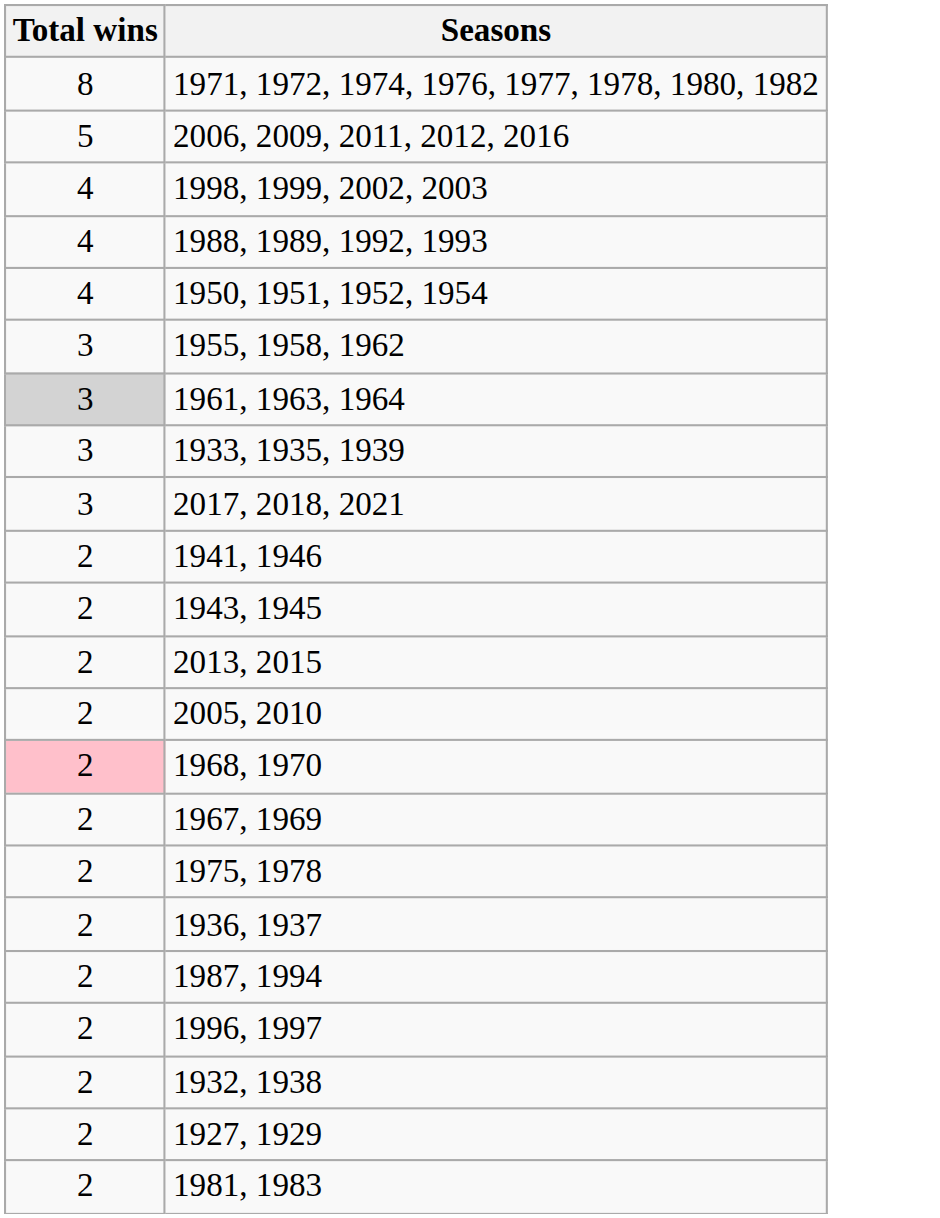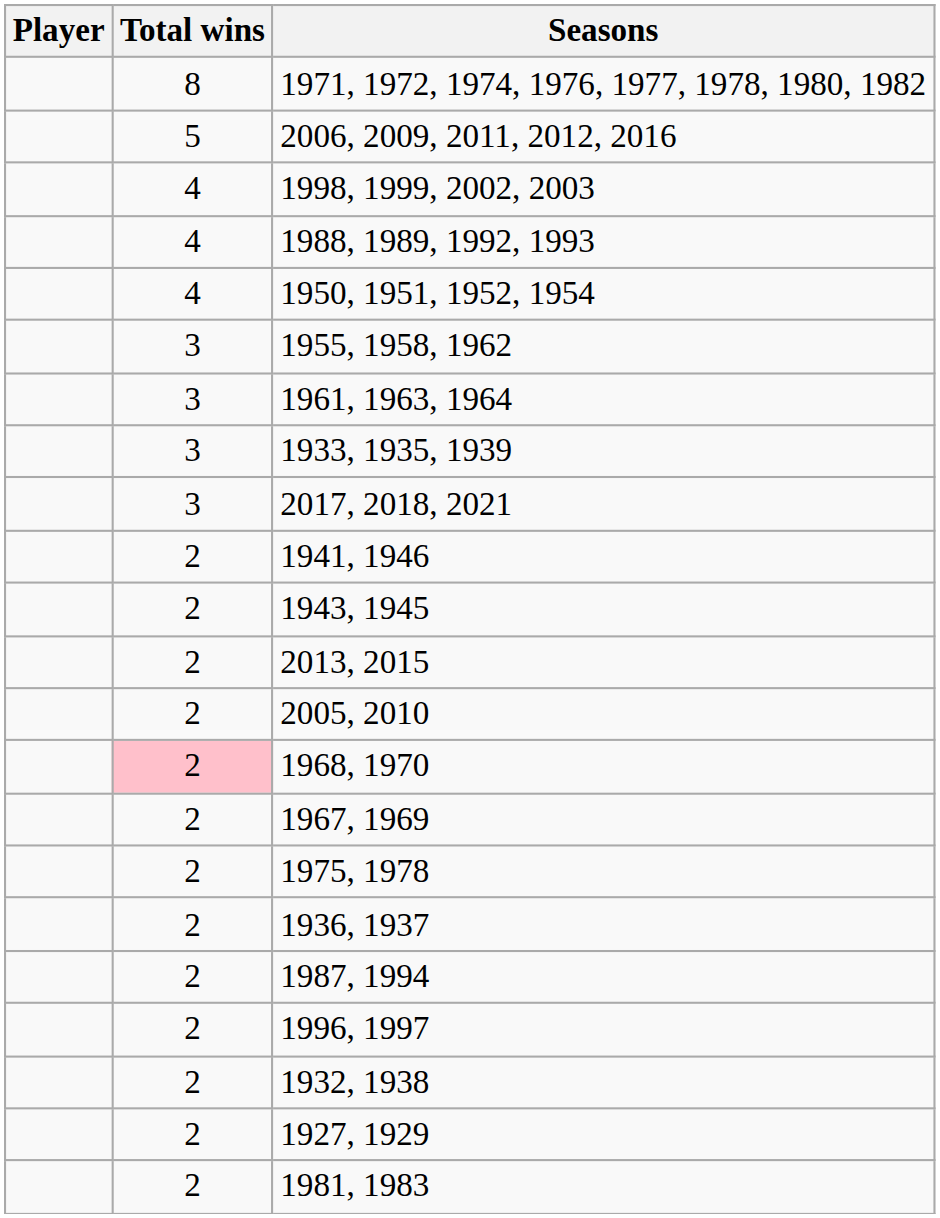+ column: (59, 30)
(85, 398) lightgrey background -> (192, 398) no background
